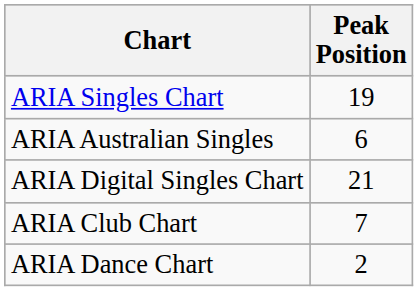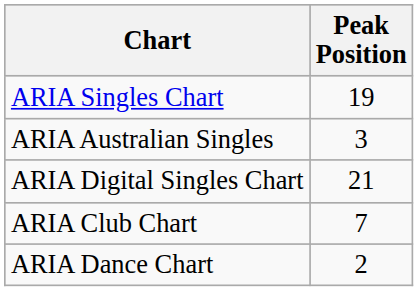(361, 138) 6 -> (361, 138) 3
